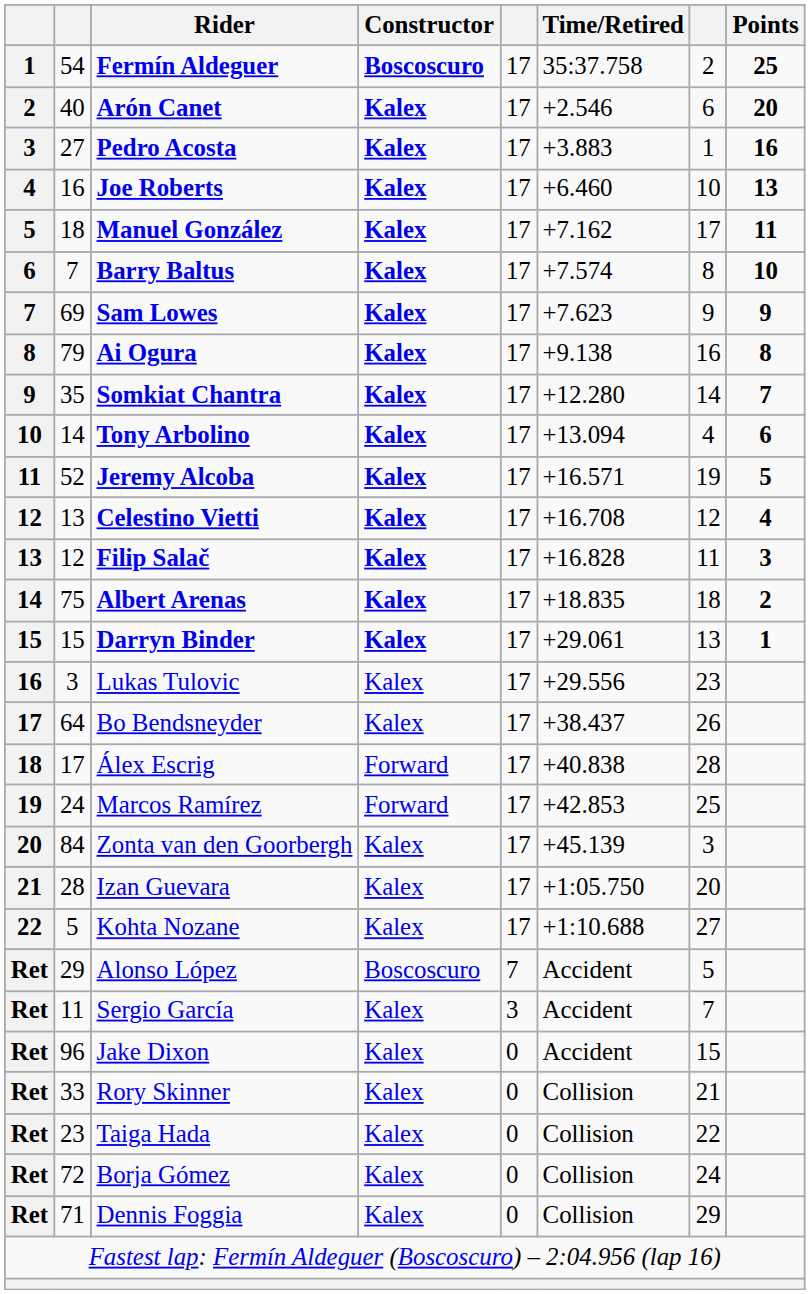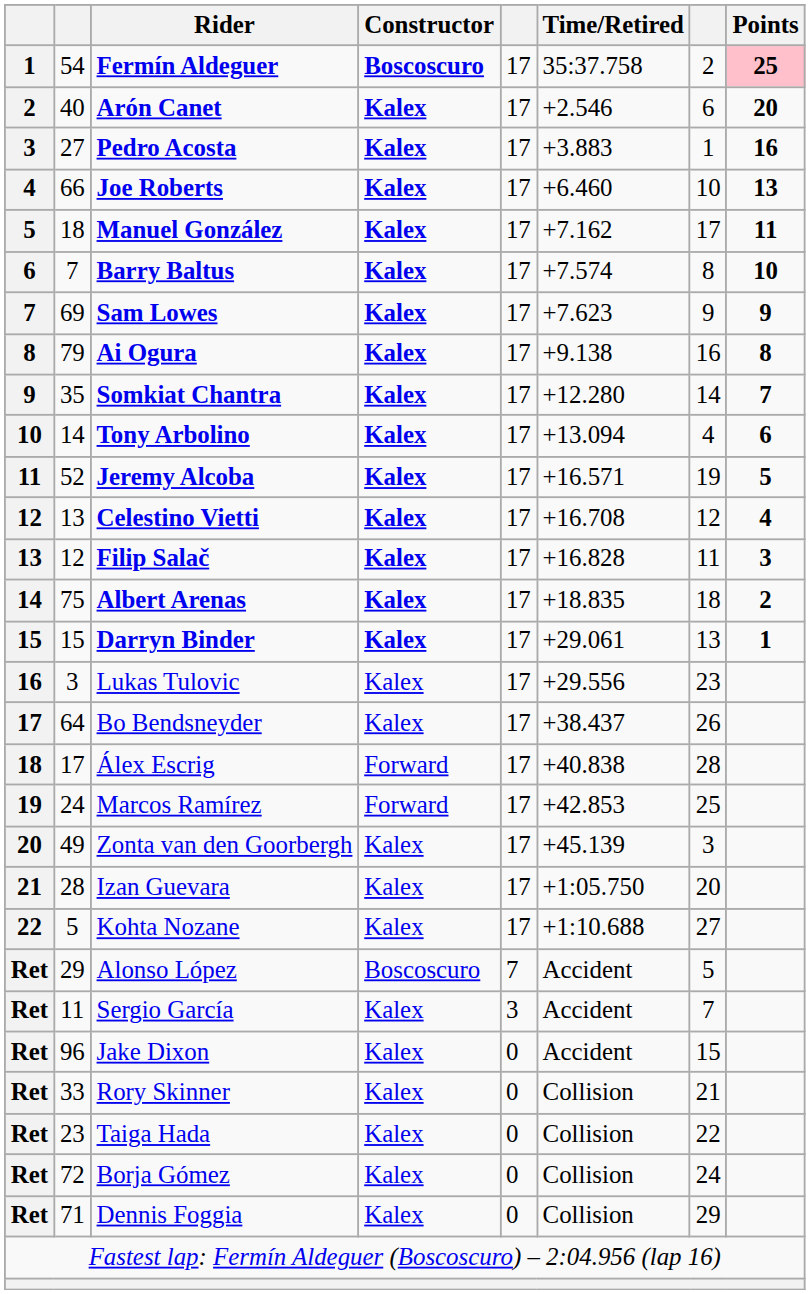(766, 65) no background -> (766, 65) pink background
(72, 188) 16 -> (72, 188) 66
(72, 845) 84 -> (72, 845) 49
